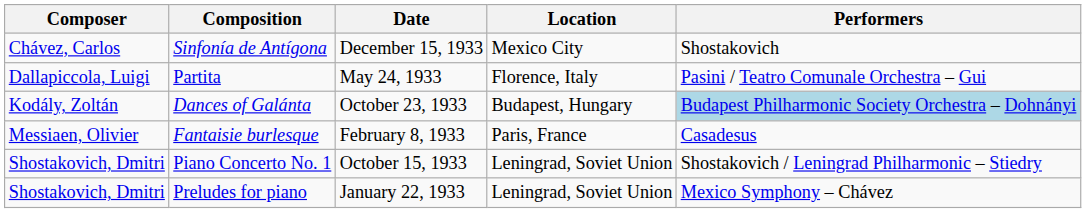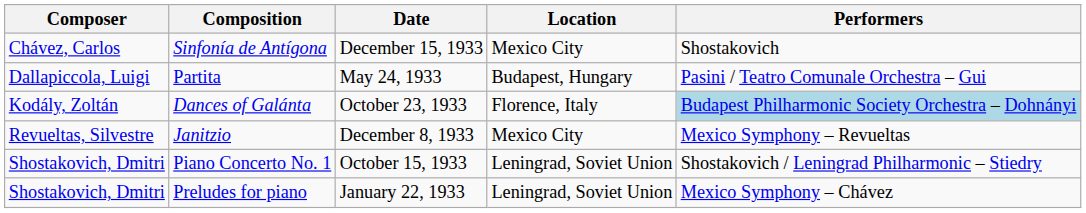(545, 76) Florence, Italy -> (562, 76) Budapest, Hungary
(562, 105) Budapest, Hungary -> (545, 105) Florence, Italy
- row: (246, 134)
+ row: (202, 134)
